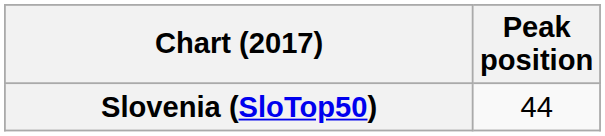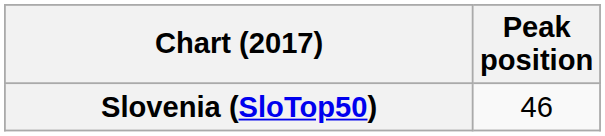(537, 106) 44 -> (537, 106) 46
